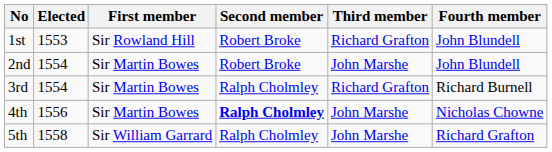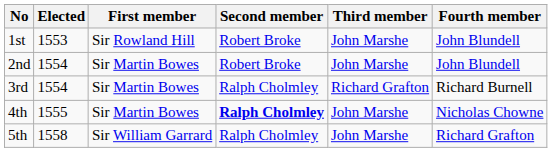(380, 40) Richard Grafton -> (370, 40) John Marshe
(52, 111) 1556 -> (52, 111) 1555
